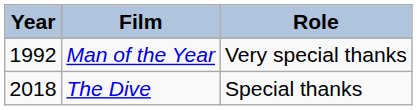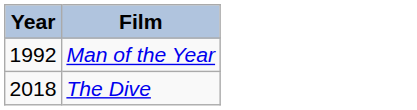- column: (316, 22)
